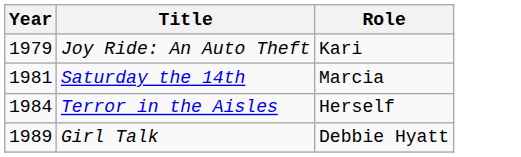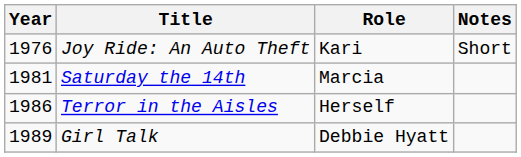+ column: (485, 19)
(31, 49) 1979 -> (31, 49) 1976
(31, 108) 1984 -> (31, 108) 1986
